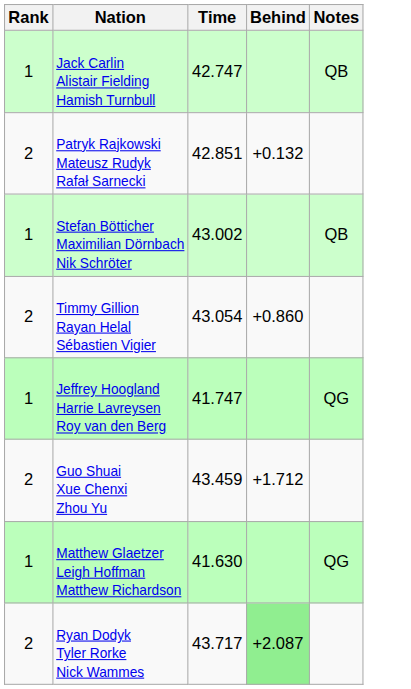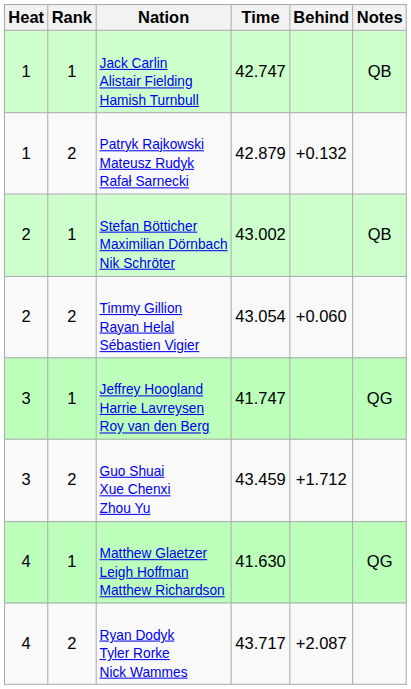+ column: (26, 17)
(217, 153) 42.851 -> (261, 153) 42.879
(278, 316) +0.860 -> (321, 316) +0.060
(278, 643) lightgreen background -> (321, 643) no background
